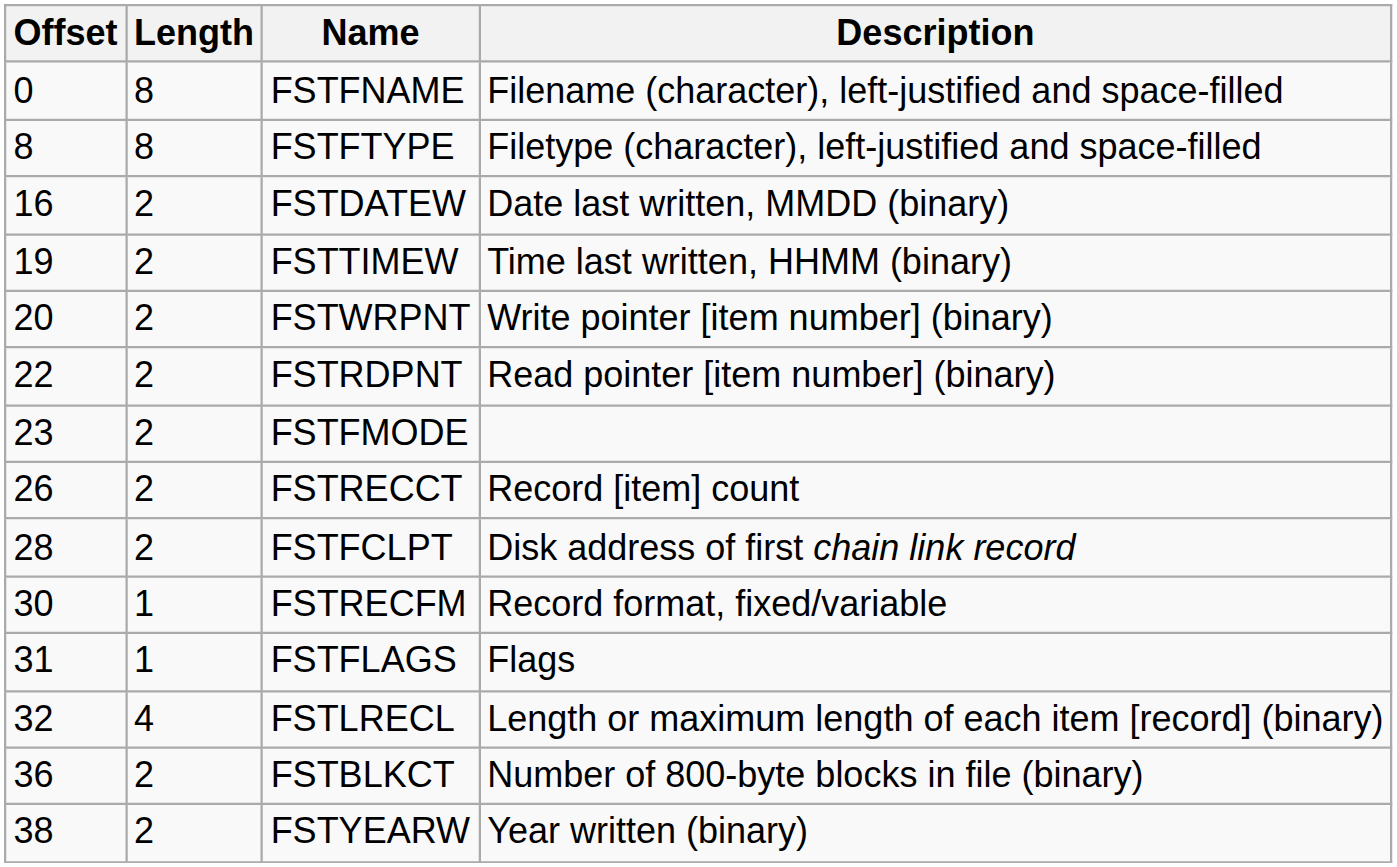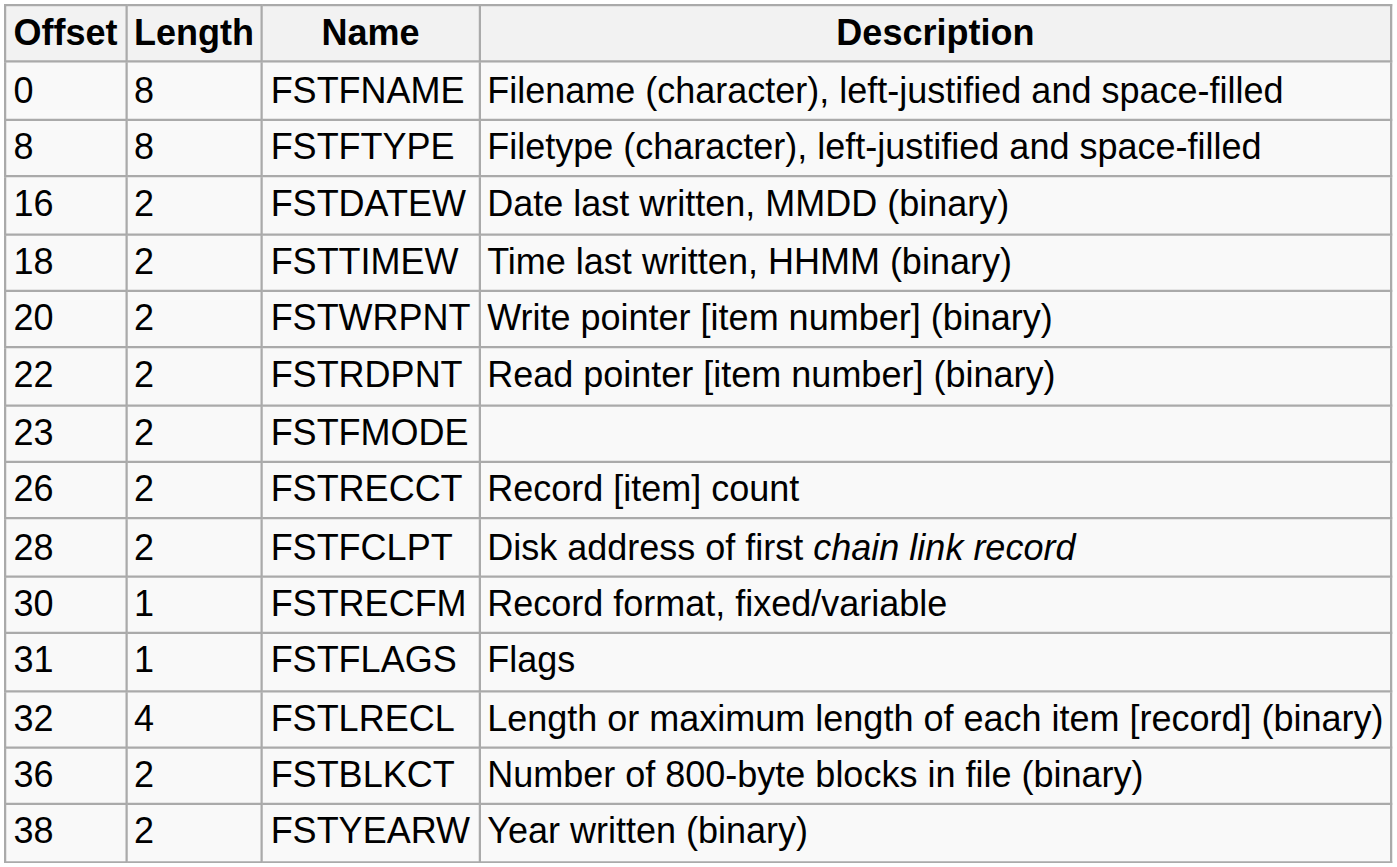(33, 261) 19 -> (33, 261) 18
